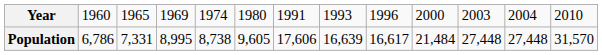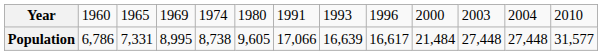(297, 38) 17,606 -> (297, 38) 17,066
(574, 38) 31,570 -> (574, 38) 31,577
